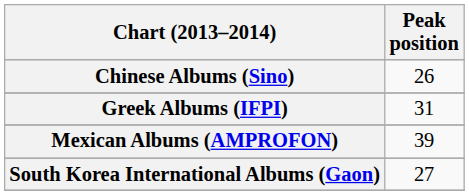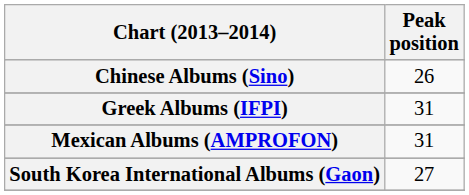(424, 141) 39 -> (424, 141) 31
